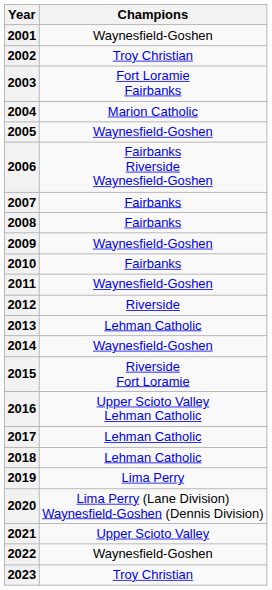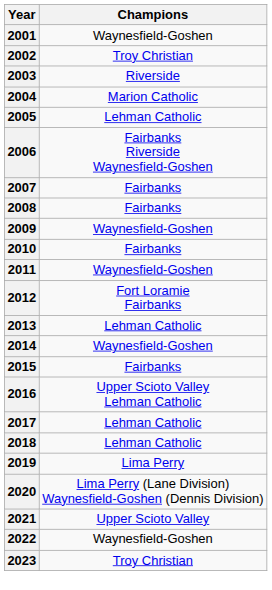(153, 83) Fort Loramie Fairbanks -> (153, 76) Riverside
(153, 132) Waynesfield-Goshen -> (153, 117) Lehman Catholic
(153, 305) Riverside -> (153, 297) Fort Loramie Fairbanks
(153, 374) Riverside Fort Loramie -> (153, 366) Fairbanks
